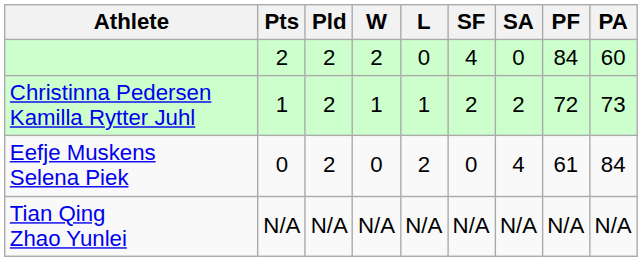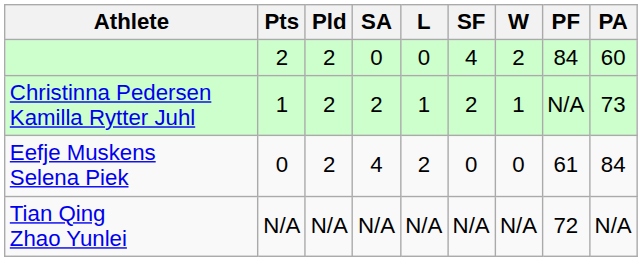columns swapped: (377, 22) <-> (518, 22)
(566, 105) 72 -> (566, 105) N/A
(566, 225) N/A -> (566, 225) 72
